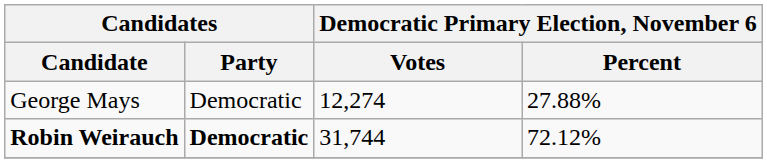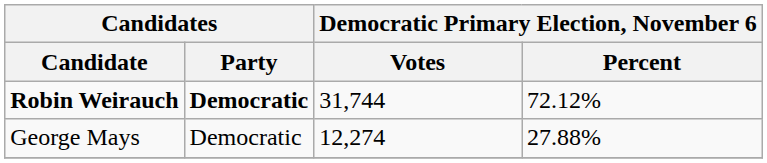rows swapped: (94, 137) <-> (75, 99)
